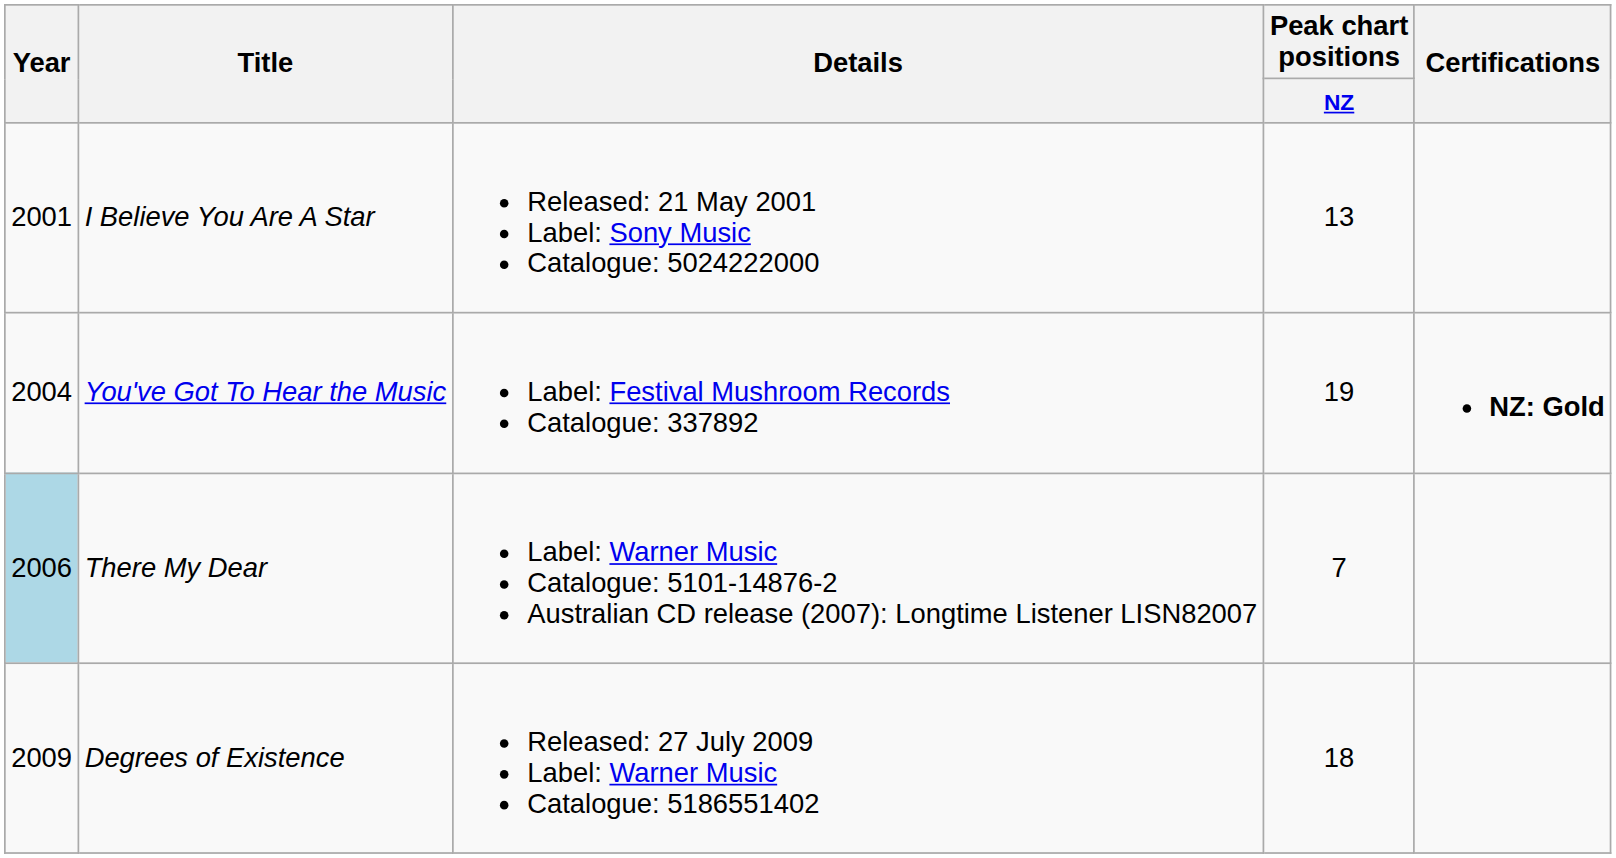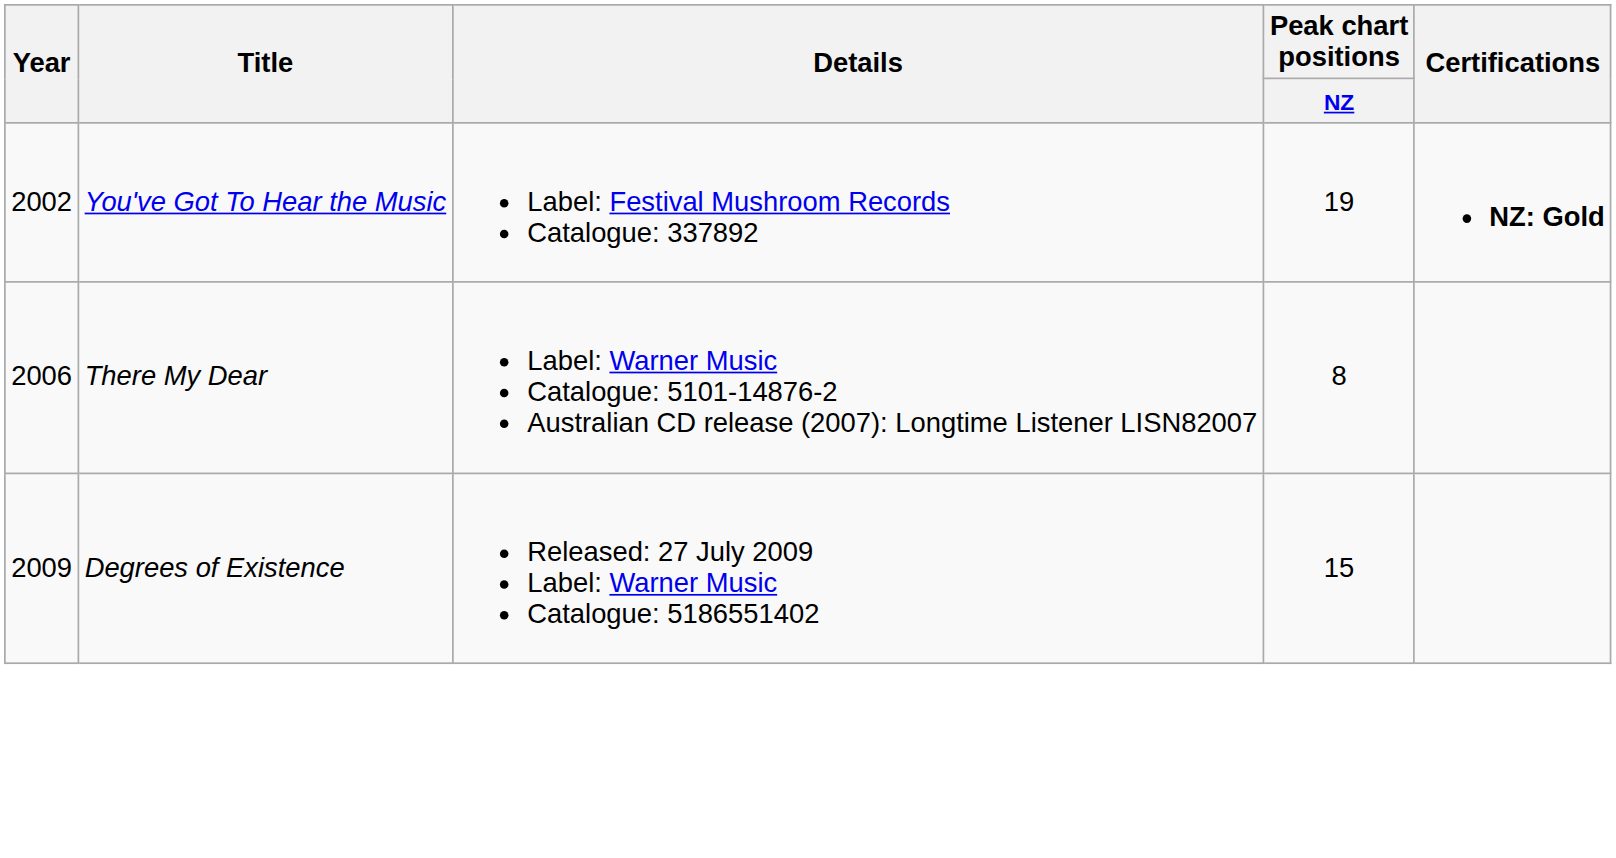- row: (230, 217)
(42, 392) 2004 -> (42, 201) 2002
(42, 567) lightblue background -> (42, 376) no background
(1339, 567) 7 -> (1339, 376) 8
(1339, 757) 18 -> (1339, 567) 15
